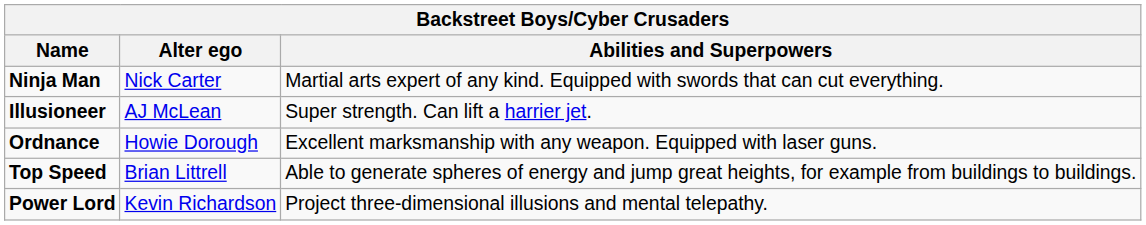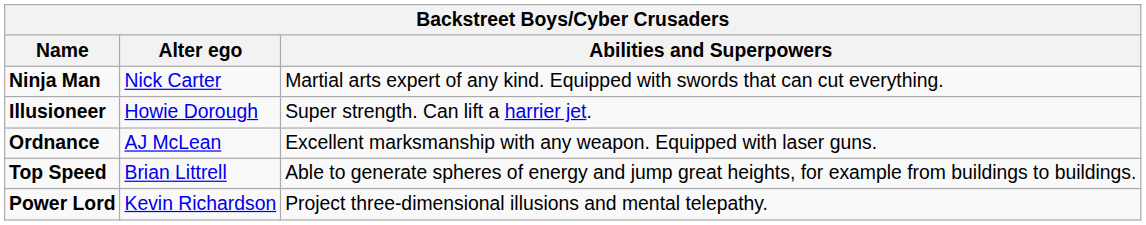(173, 111) AJ McLean -> (191, 111) Howie Dorough
(191, 142) Howie Dorough -> (173, 142) AJ McLean
